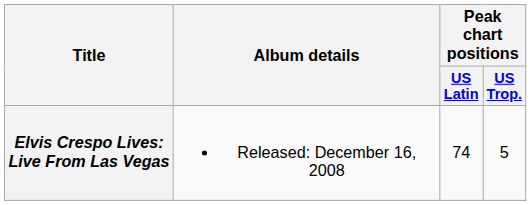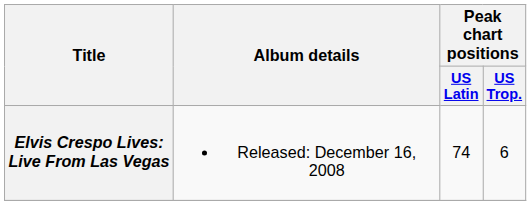(504, 152) 5 -> (504, 152) 6
